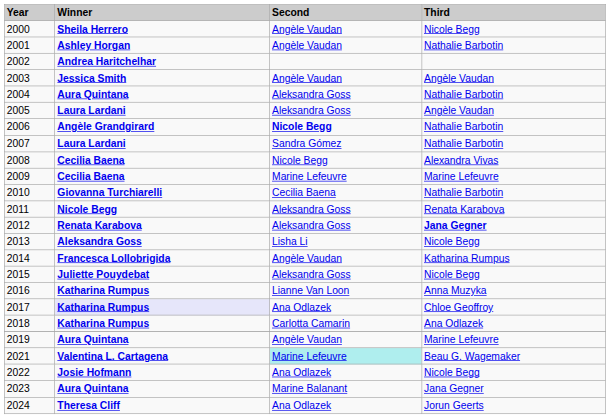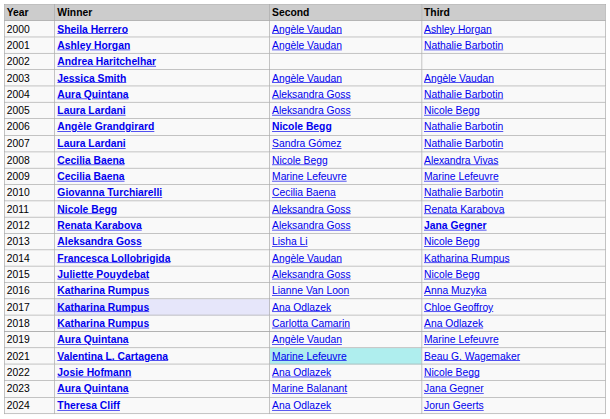(452, 29) Nicole Begg -> (458, 29) Ashley Horgan
(459, 111) Angèle Vaudan -> (452, 111) Nicole Begg
